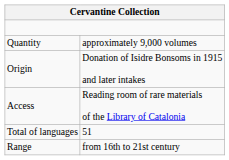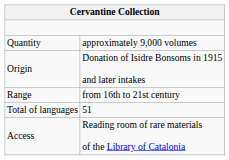rows swapped: (19, 147) <-> (21, 106)
